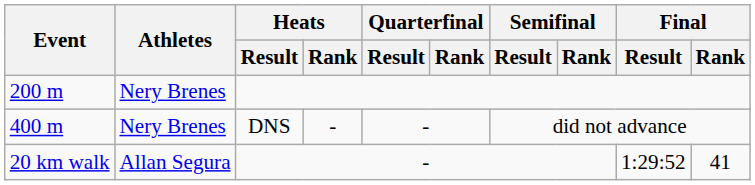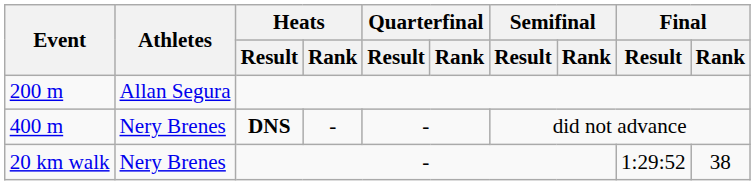(173, 92) Nery Brenes -> (175, 92) Allan Segura
(269, 127) normal -> (269, 127) bold
(175, 161) Allan Segura -> (173, 161) Nery Brenes
(720, 161) 41 -> (720, 161) 38
